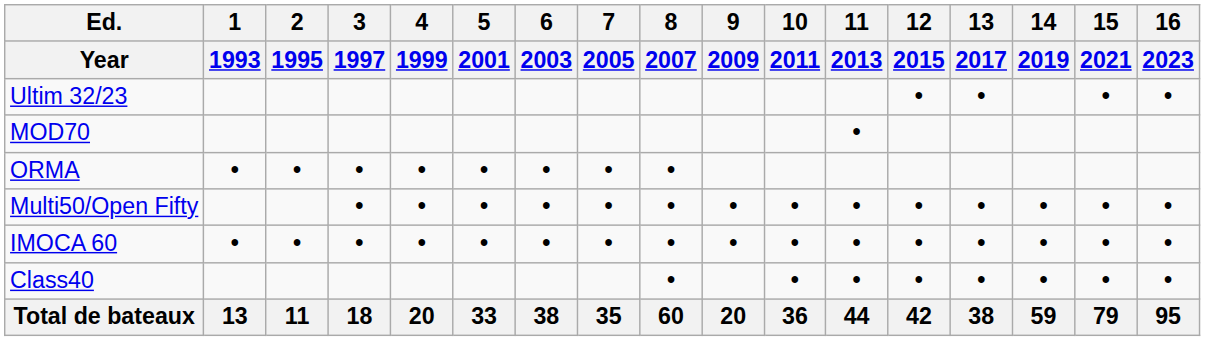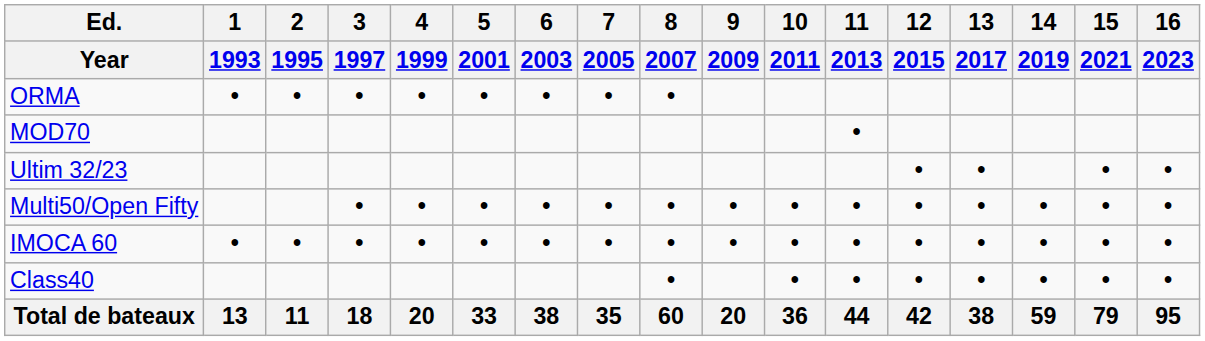rows swapped: (45, 170) <-> (69, 96)
